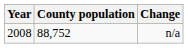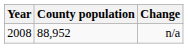(54, 33) 88,752 -> (54, 33) 88,952
